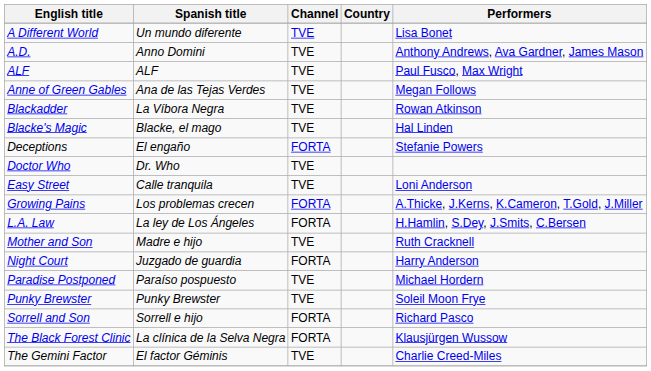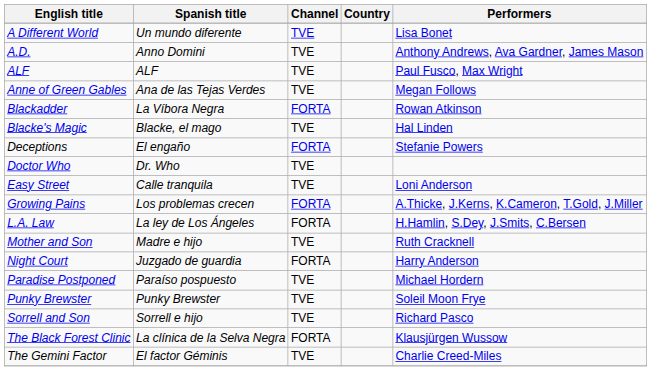(303, 109) TVE -> (311, 109) FORTA
(311, 318) FORTA -> (303, 318) TVE
